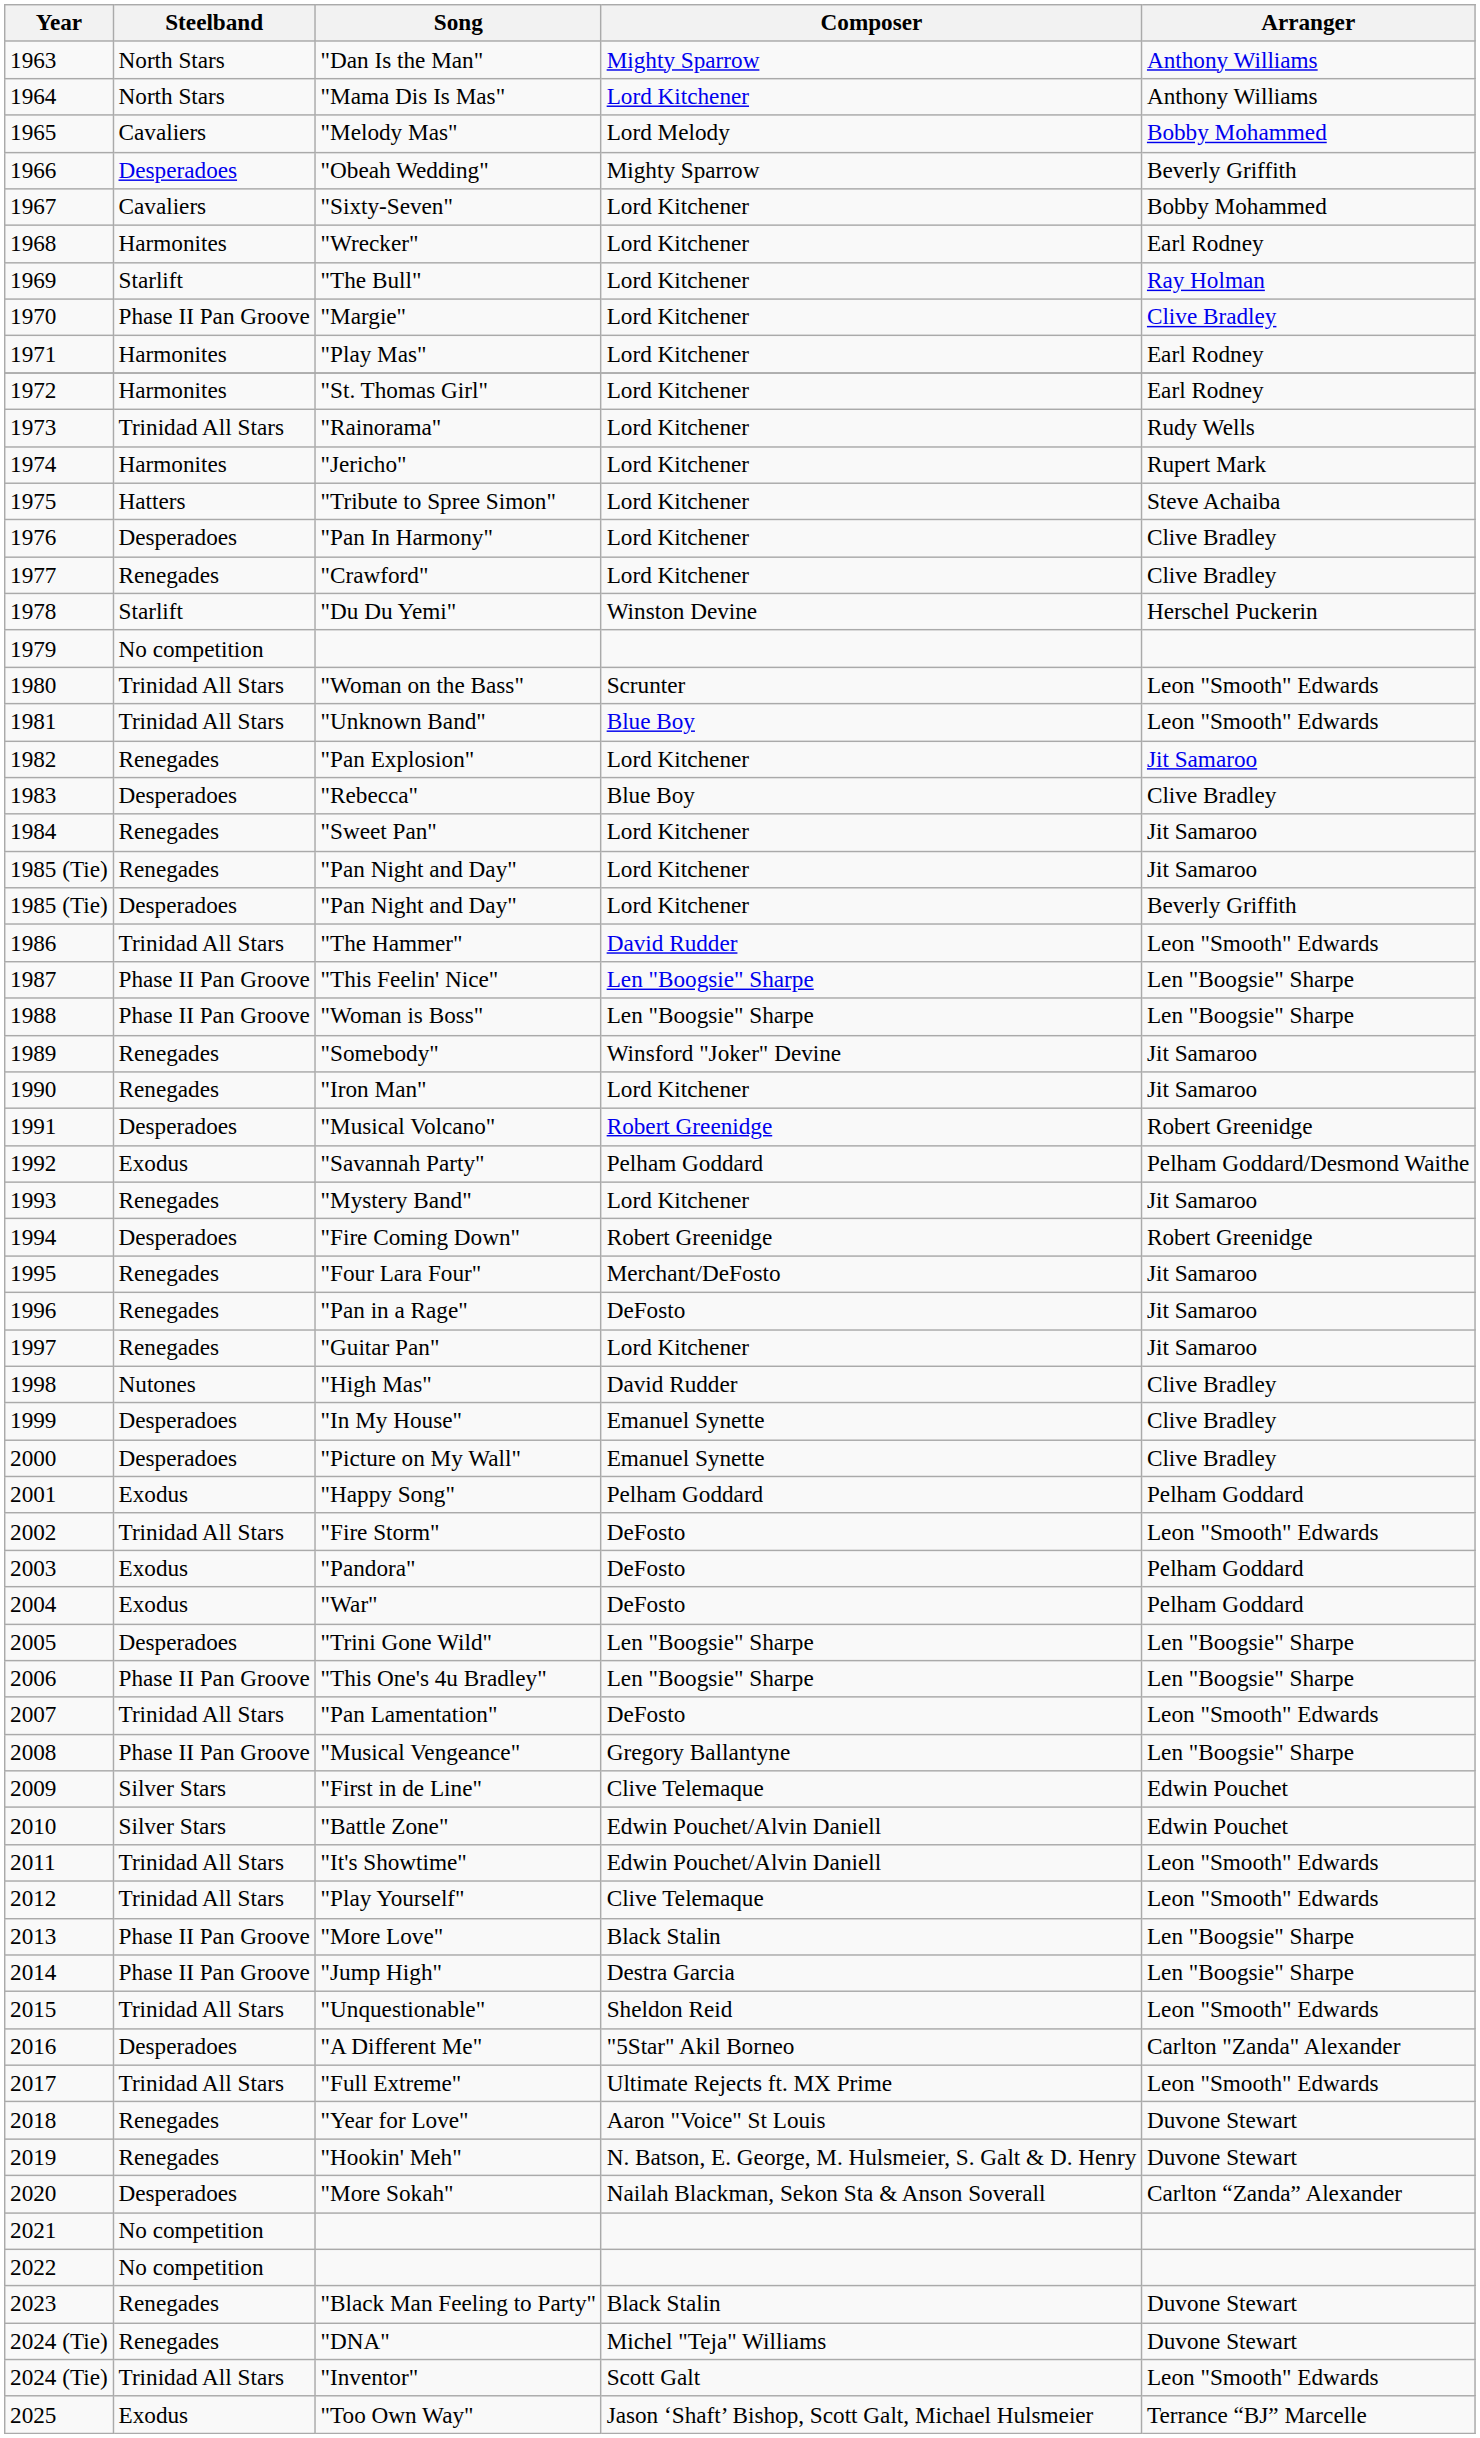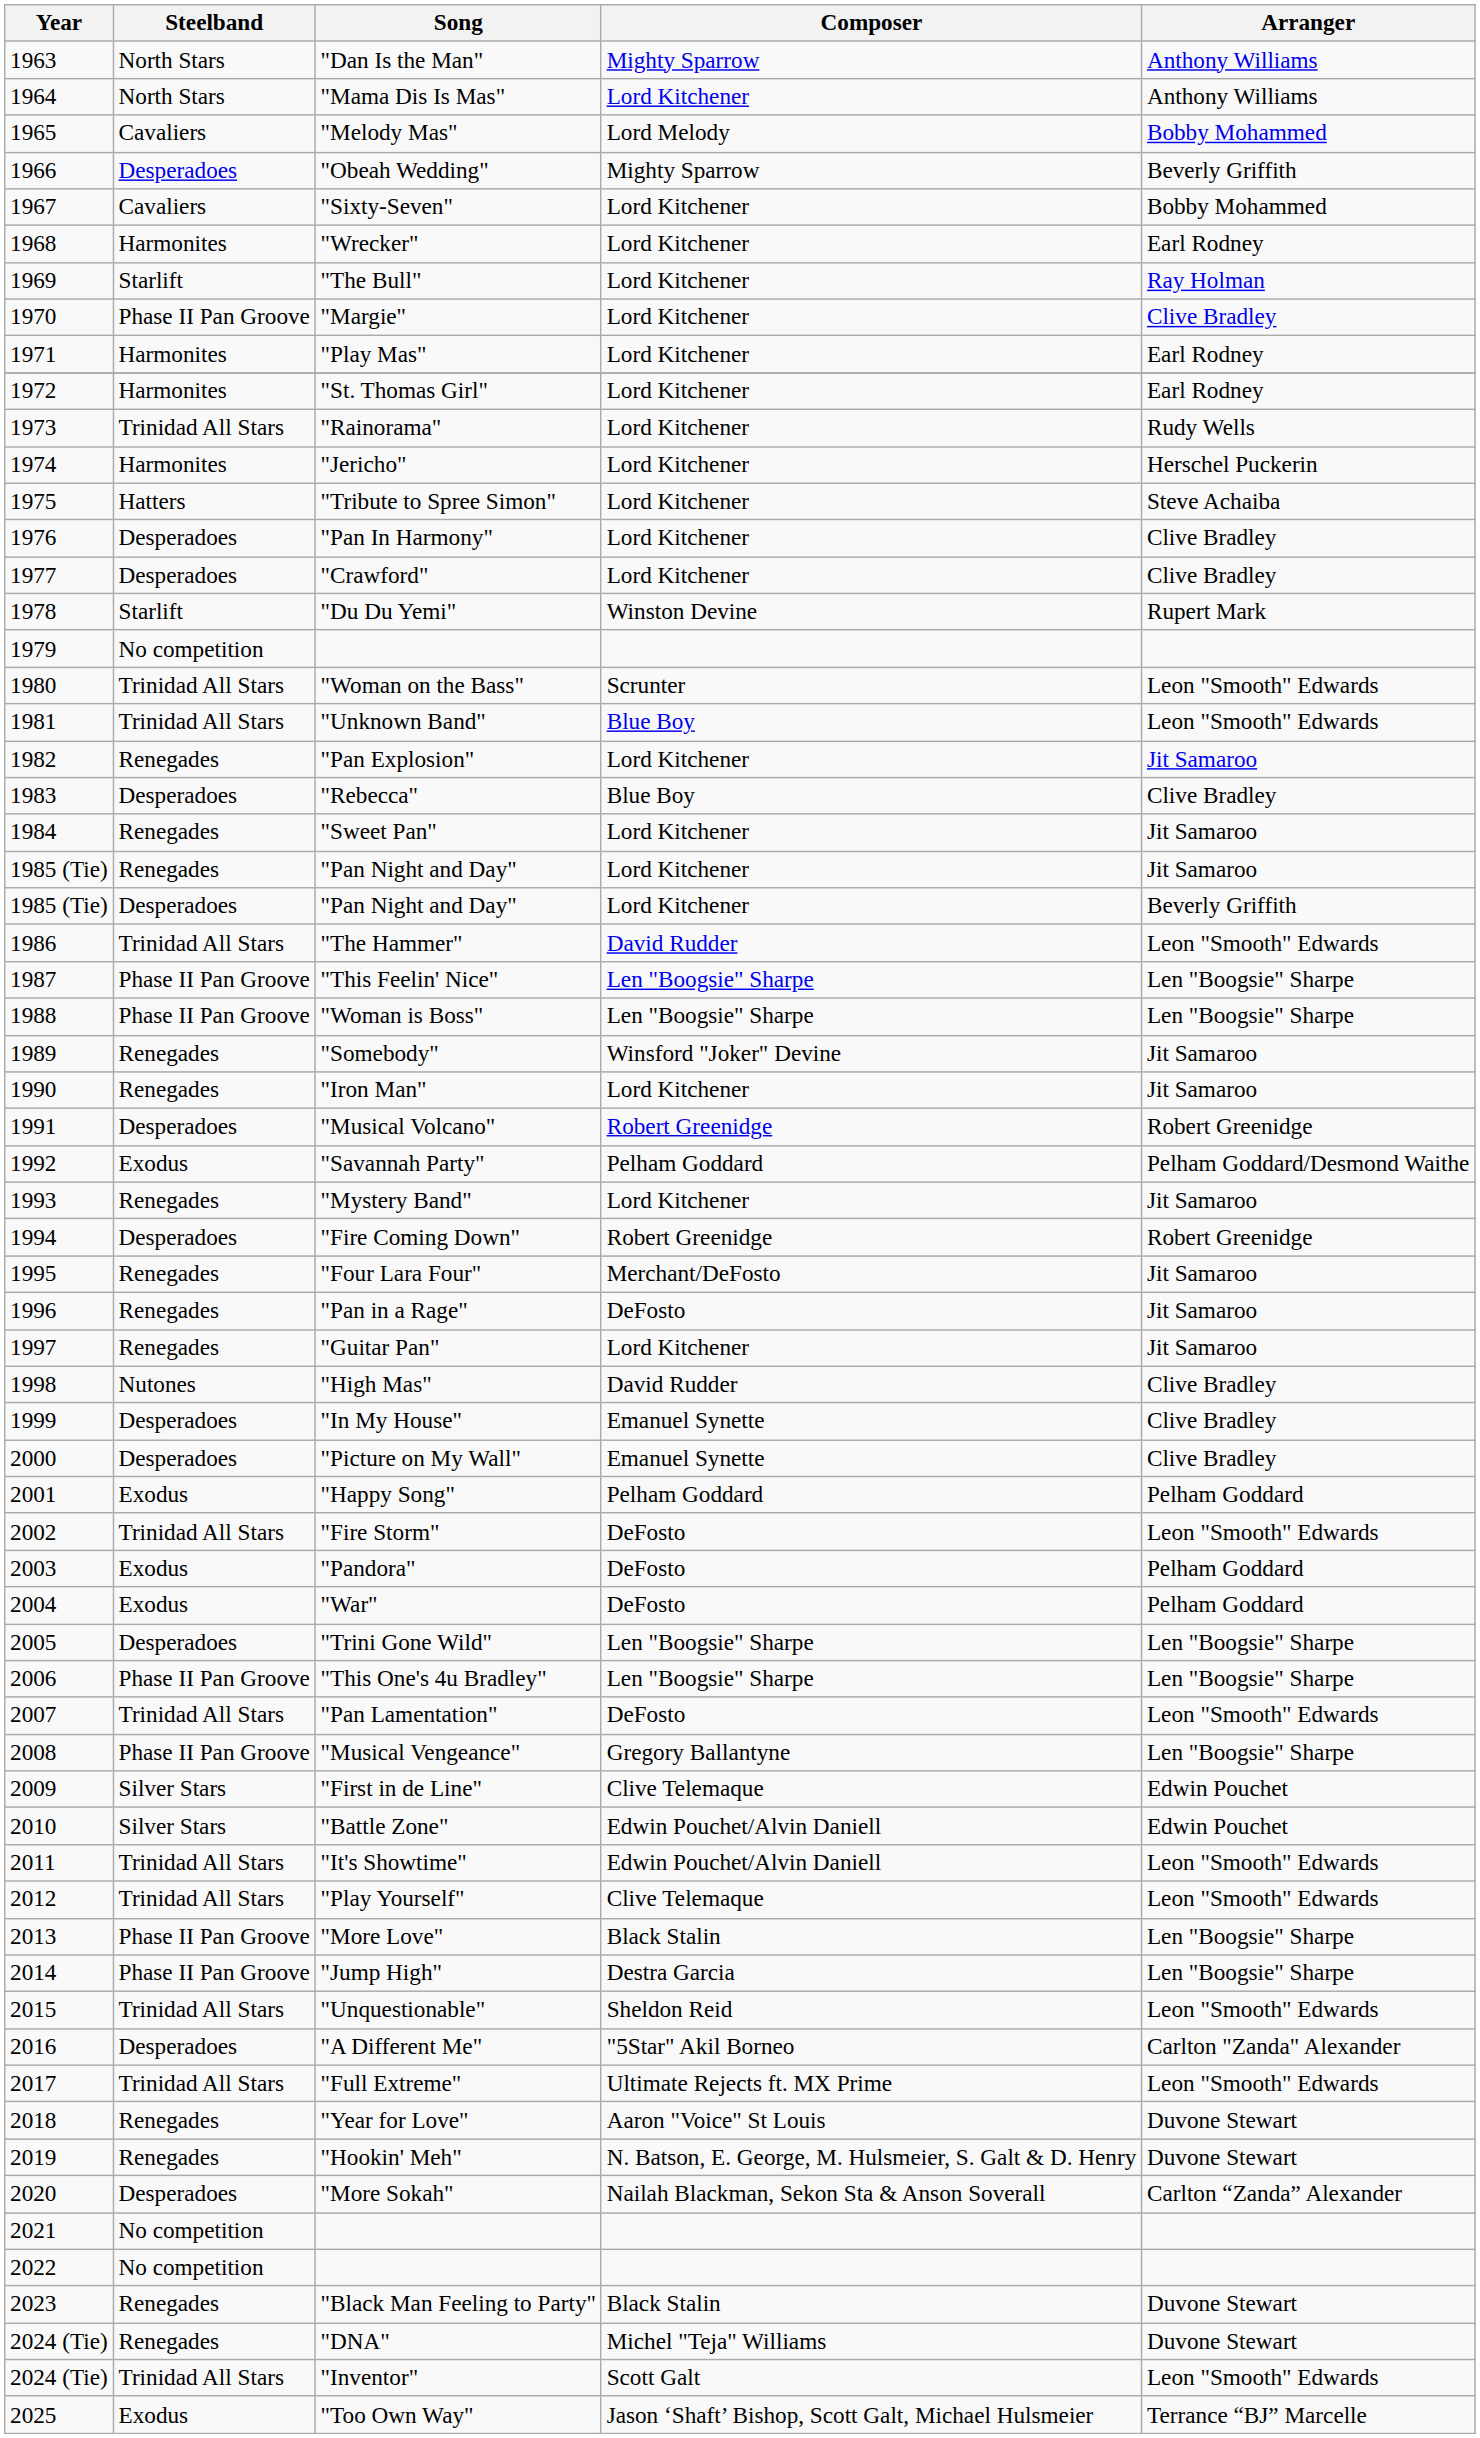(1207, 464) Rupert Mark -> (1232, 464) Herschel Puckerin
(169, 574) Renegades -> (178, 574) Desperadoes
(1232, 611) Herschel Puckerin -> (1207, 611) Rupert Mark
